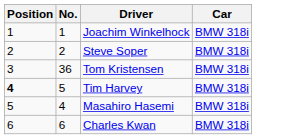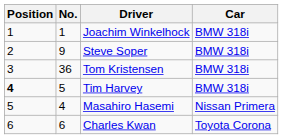(62, 51) 2 -> (62, 51) 9
(222, 106) BMW 318i -> (235, 106) Nissan Primera
(222, 125) BMW 318i -> (233, 125) Toyota Corona
